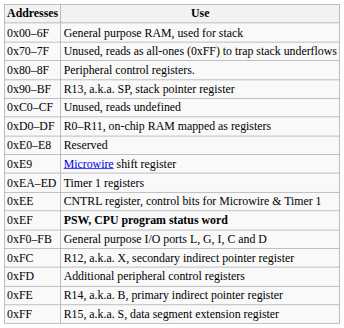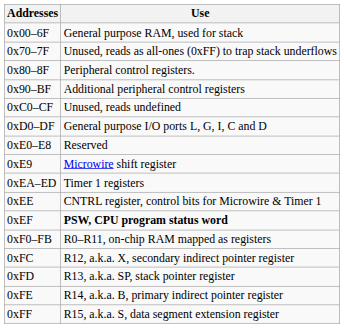(149, 88) R13, a.k.a. SP, stack pointer register -> (154, 88) Additional peripheral control registers
(167, 126) R0–R11, on-chip RAM mapped as registers -> (165, 126) General purpose I/O ports L, G, I, C and D
(165, 239) General purpose I/O ports L, G, I, C and D -> (167, 239) R0–R11, on-chip RAM mapped as registers
(154, 276) Additional peripheral control registers -> (149, 276) R13, a.k.a. SP, stack pointer register
